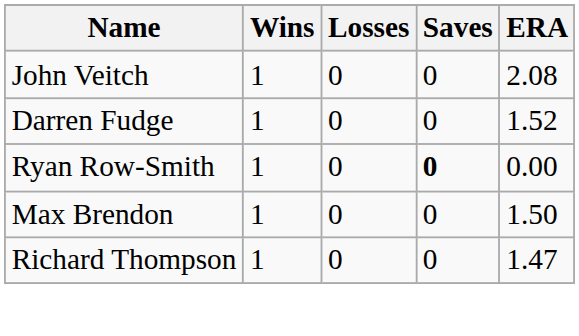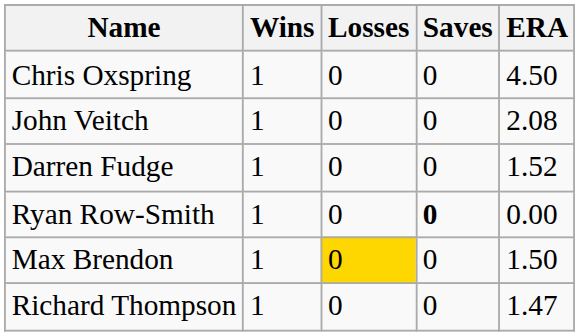+ row: (102, 74)
(335, 213) no background -> (335, 259) gold background
